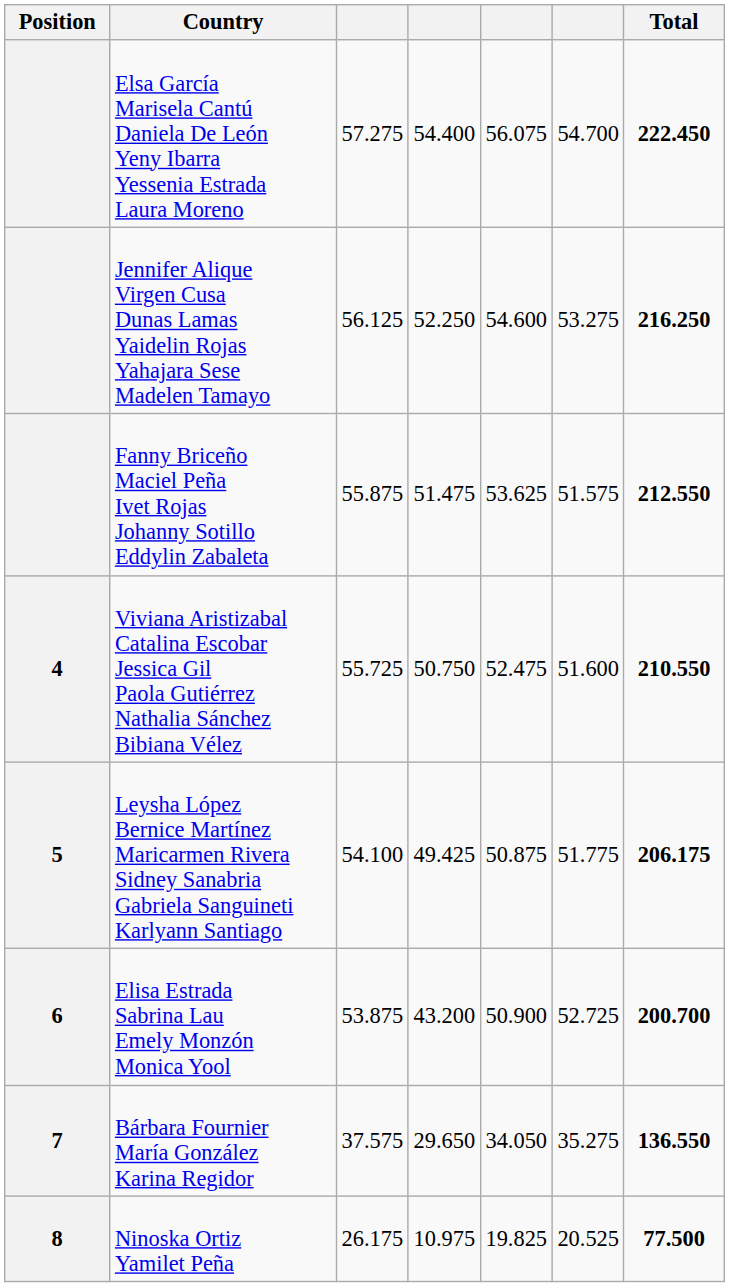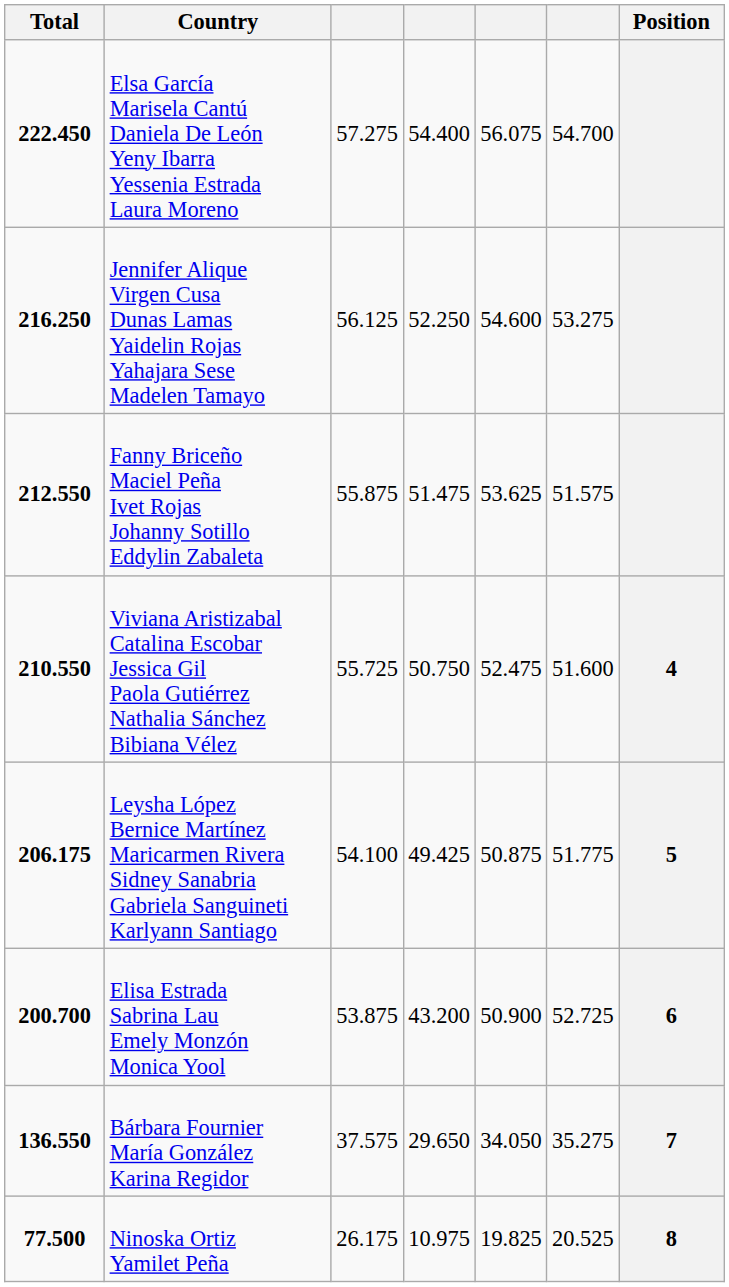columns swapped: (57, 22) <-> (674, 22)
